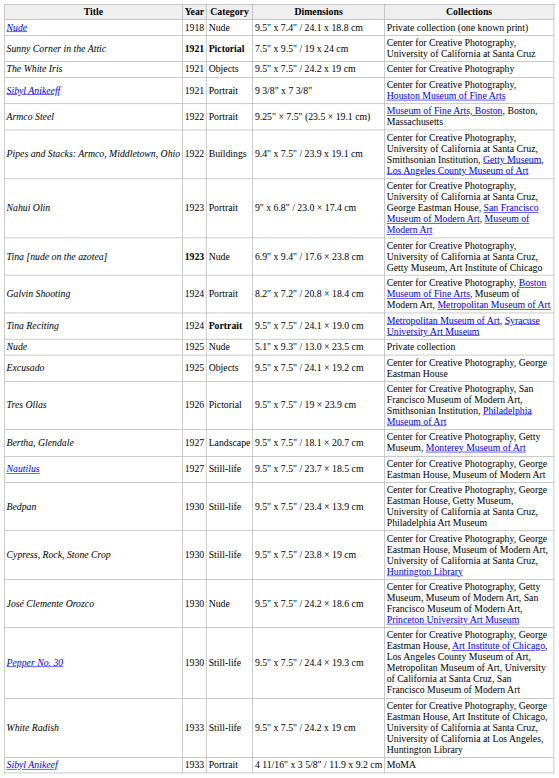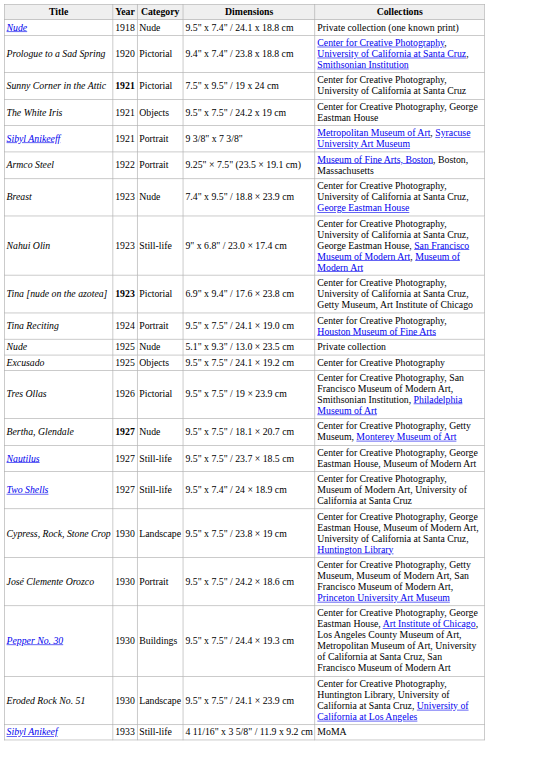+ row: (56, 54)
(227, 48) bold -> (156, 86) normal
(451, 69) Center for Creative Photography -> (398, 112) Center for Creative Photography, George Eastman House
(451, 90) Center for Creative Photography, Houston Museum of Fine Arts -> (394, 139) Metropolitan Museum of Art, Syracuse University Art Museum
+ row: (19, 197)
- row: (93, 154)
(223, 208) Portrait -> (156, 245) Still-life
(219, 256) Nude -> (156, 294) Pictorial
- row: (38, 294)
(225, 326) bold -> (154, 326) normal
(463, 326) Metropolitan Museum of Art, Syracuse University Art Museum -> (382, 326) Center for Creative Photography, Houston Museum of Fine Arts
(467, 368) Center for Creative Photography, George Eastman House -> (381, 362) Center for Creative Photography
(194, 443) normal -> (125, 432) bold
(230, 443) Landscape -> (150, 432) Nude
+ row: (27, 490)
- row: (21, 506)
(225, 555) Still-life -> (160, 533) Landscape
(219, 603) Nude -> (154, 581) Portrait
(225, 663) Still-life -> (158, 641) Buildings
+ row: (46, 700)
- row: (33, 728)
(223, 765) Portrait -> (156, 732) Still-life
